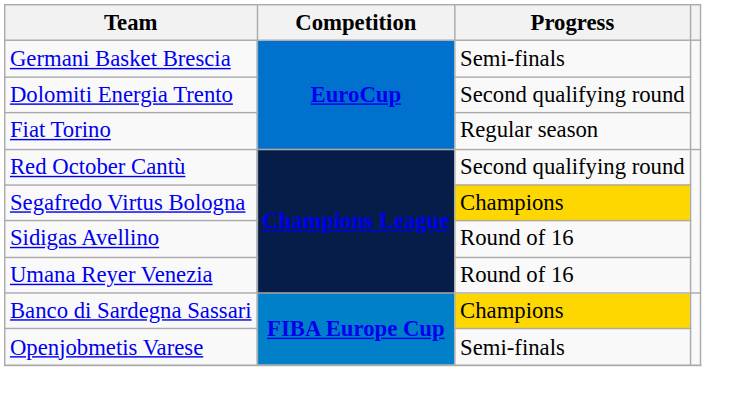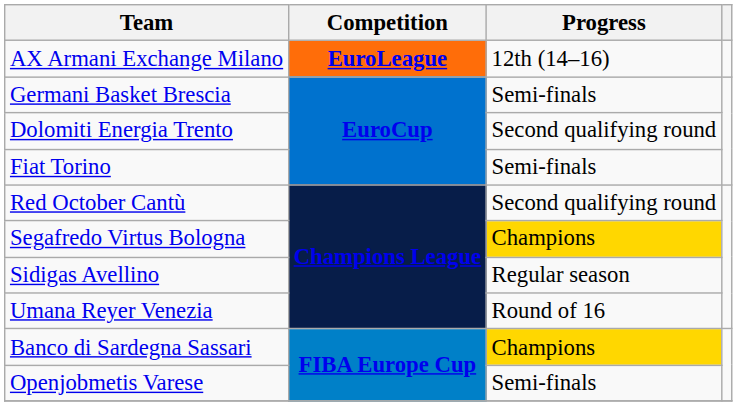+ row: (147, 58)
(529, 130) Regular season -> (544, 166) Semi-finals
(517, 238) Round of 16 -> (561, 274) Regular season
